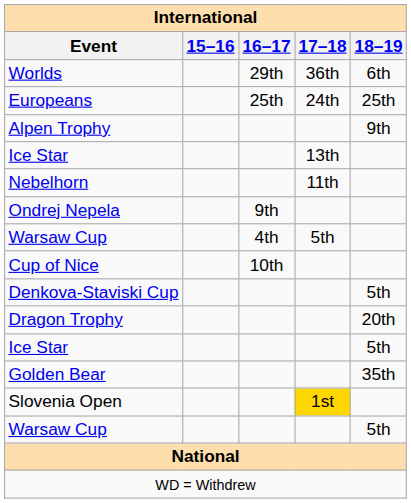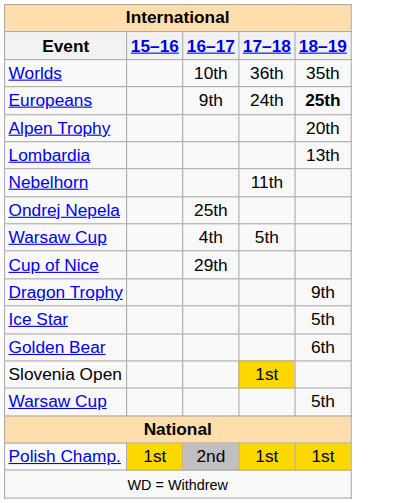(267, 73) 29th -> (211, 73) 10th
(379, 73) 6th -> (323, 73) 35th
(267, 100) 25th -> (211, 100) 9th
(379, 100) normal -> (323, 100) bold
(379, 127) 9th -> (323, 127) 20th
- row: (38, 155)
+ row: (49, 155)
(267, 210) 9th -> (211, 210) 25th
(267, 264) 10th -> (211, 264) 29th
- row: (94, 292)
(379, 319) 20th -> (323, 292) 9th
(379, 374) 35th -> (323, 347) 6th
+ row: (65, 456)
